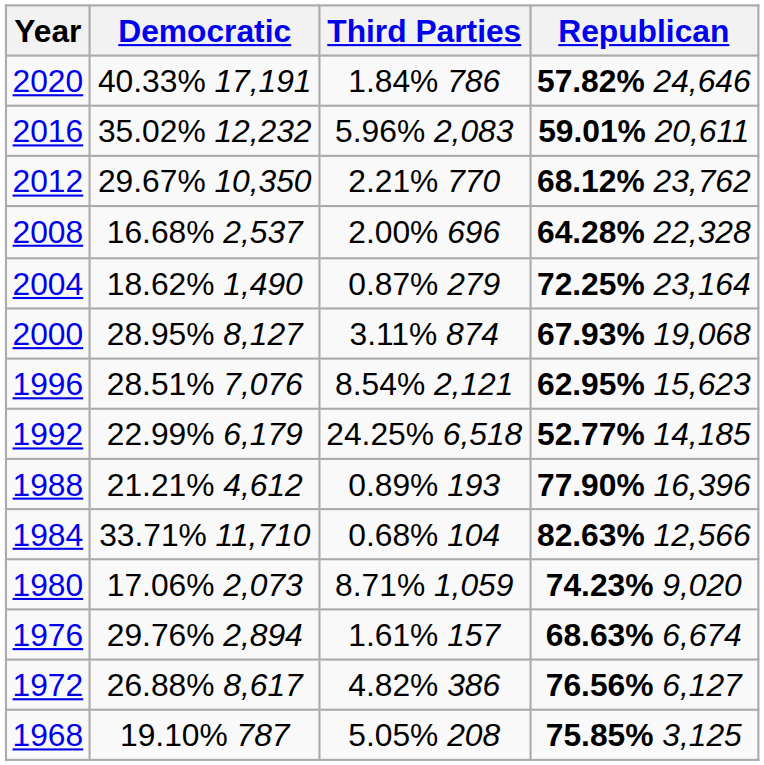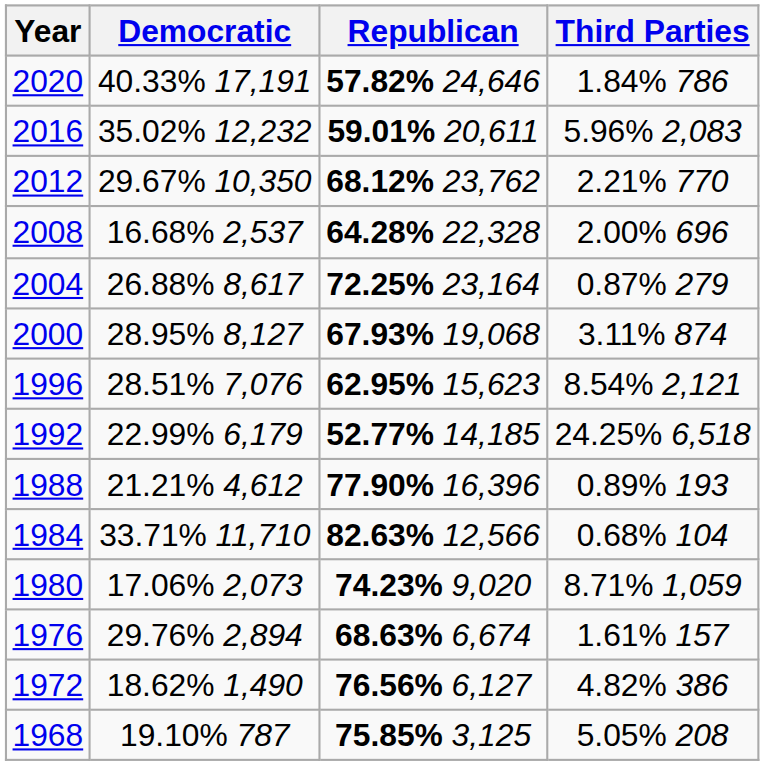columns swapped: (644, 31) <-> (424, 31)
(205, 282) 18.62% 1,490 -> (205, 282) 26.88% 8,617
(205, 685) 26.88% 8,617 -> (205, 685) 18.62% 1,490
